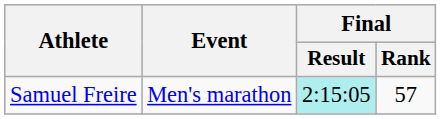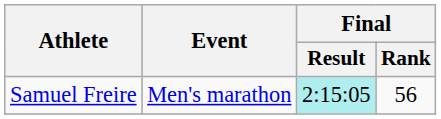(406, 95) 57 -> (406, 95) 56
